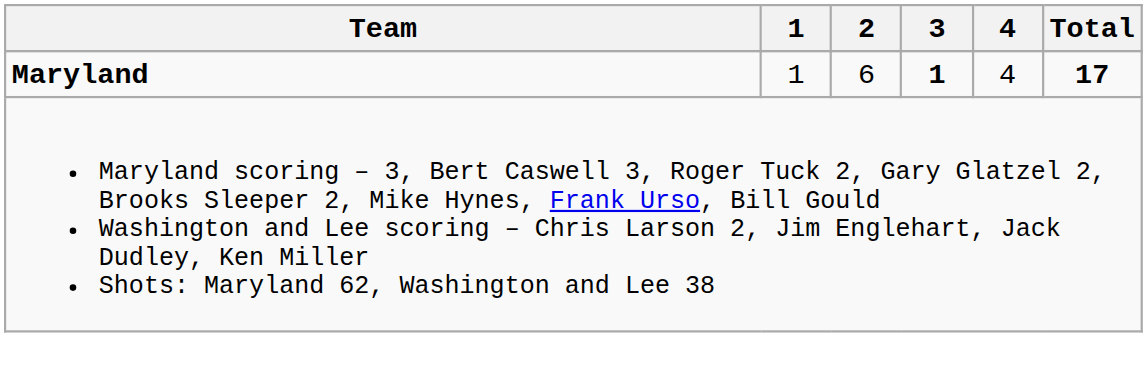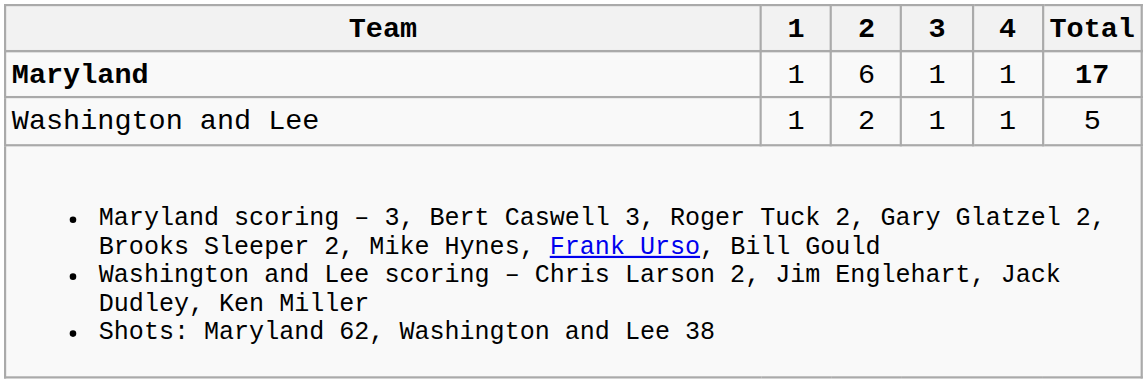(937, 75) bold -> (937, 75) normal
(1007, 75) 4 -> (1007, 75) 1
+ row: (166, 121)
